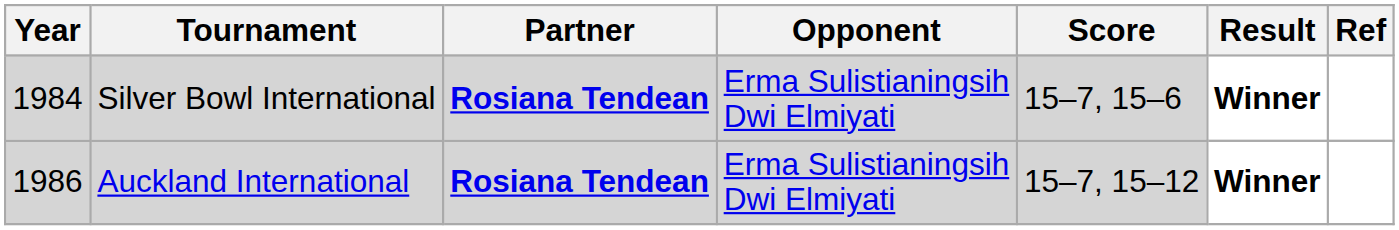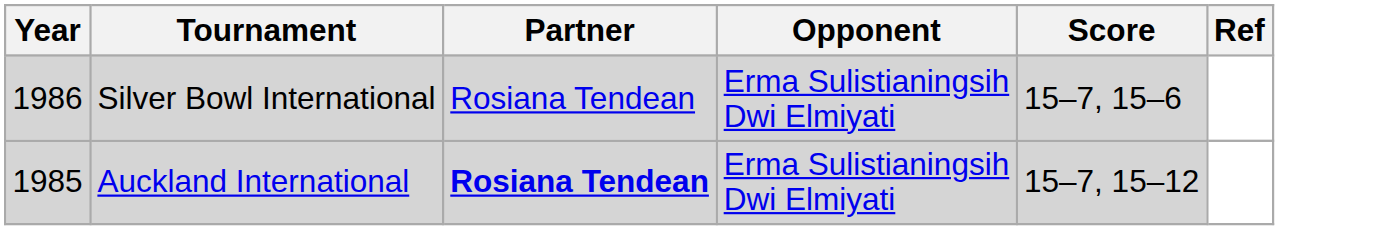- column: (1267, 30)
(48, 98) 1984 -> (48, 98) 1986
(580, 98) bold -> (573, 98) normal
(48, 183) 1986 -> (48, 183) 1985
